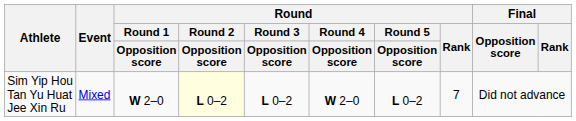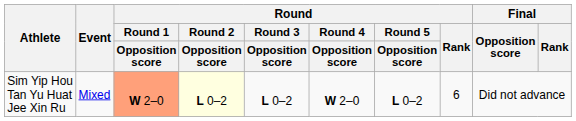(146, 101) no background -> (146, 101) lightsalmon background
(456, 94) 7 -> (456, 94) 6
